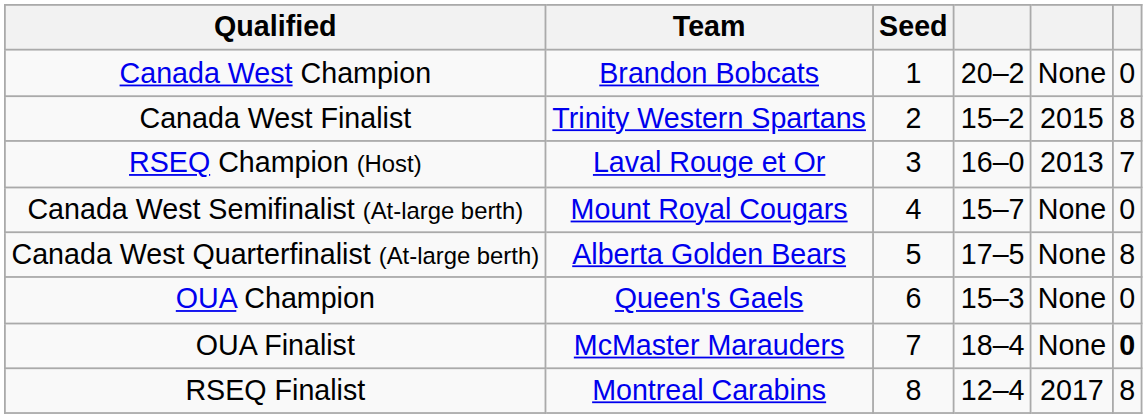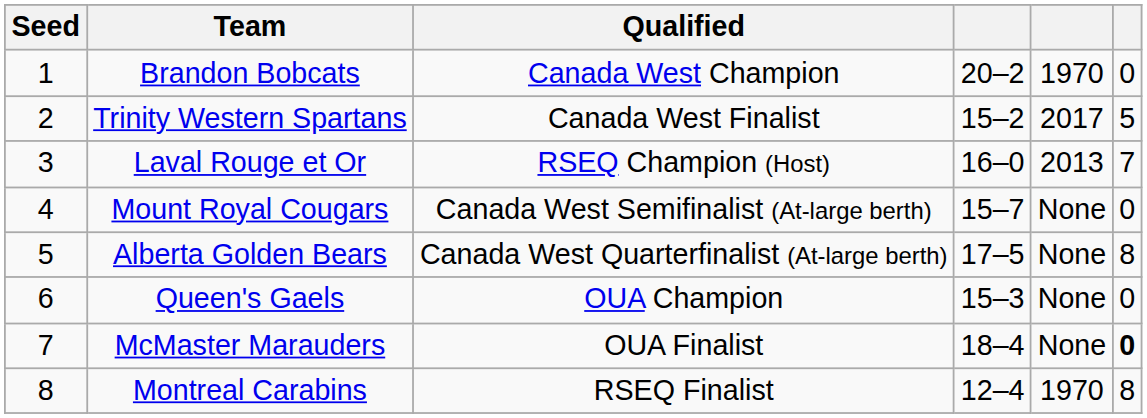columns swapped: (913, 27) <-> (275, 27)
(1072, 72) None -> (1072, 72) 1970
(1072, 118) 2015 -> (1072, 118) 2017
(1127, 118) 8 -> (1127, 118) 5
(1072, 390) 2017 -> (1072, 390) 1970
